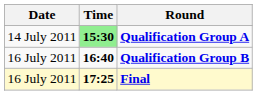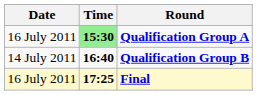(42, 36) 14 July 2011 -> (42, 36) 16 July 2011
(42, 57) 16 July 2011 -> (42, 57) 14 July 2011
